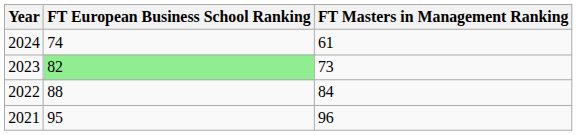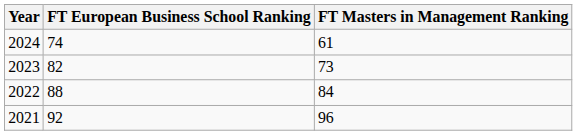(55, 67) lightgreen background -> (55, 67) no background
(55, 117) 95 -> (55, 117) 92
